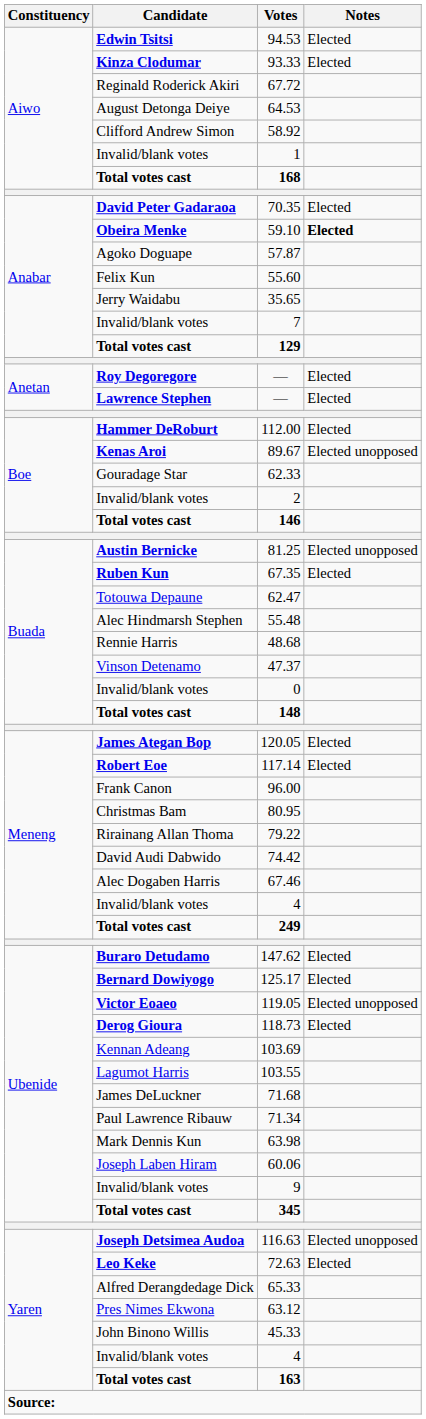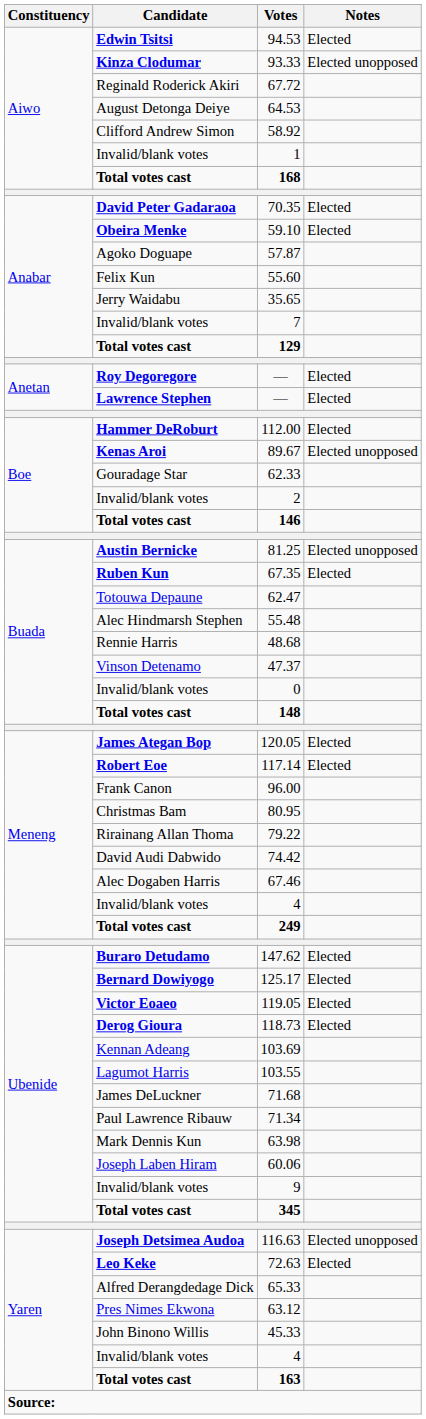(329, 62) Elected -> (363, 62) Elected unopposed
(330, 230) bold -> (329, 230) normal
(363, 1003) Elected unopposed -> (329, 1003) Elected
